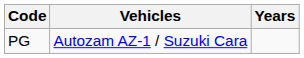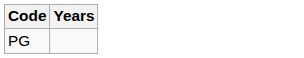- column: (150, 16)
